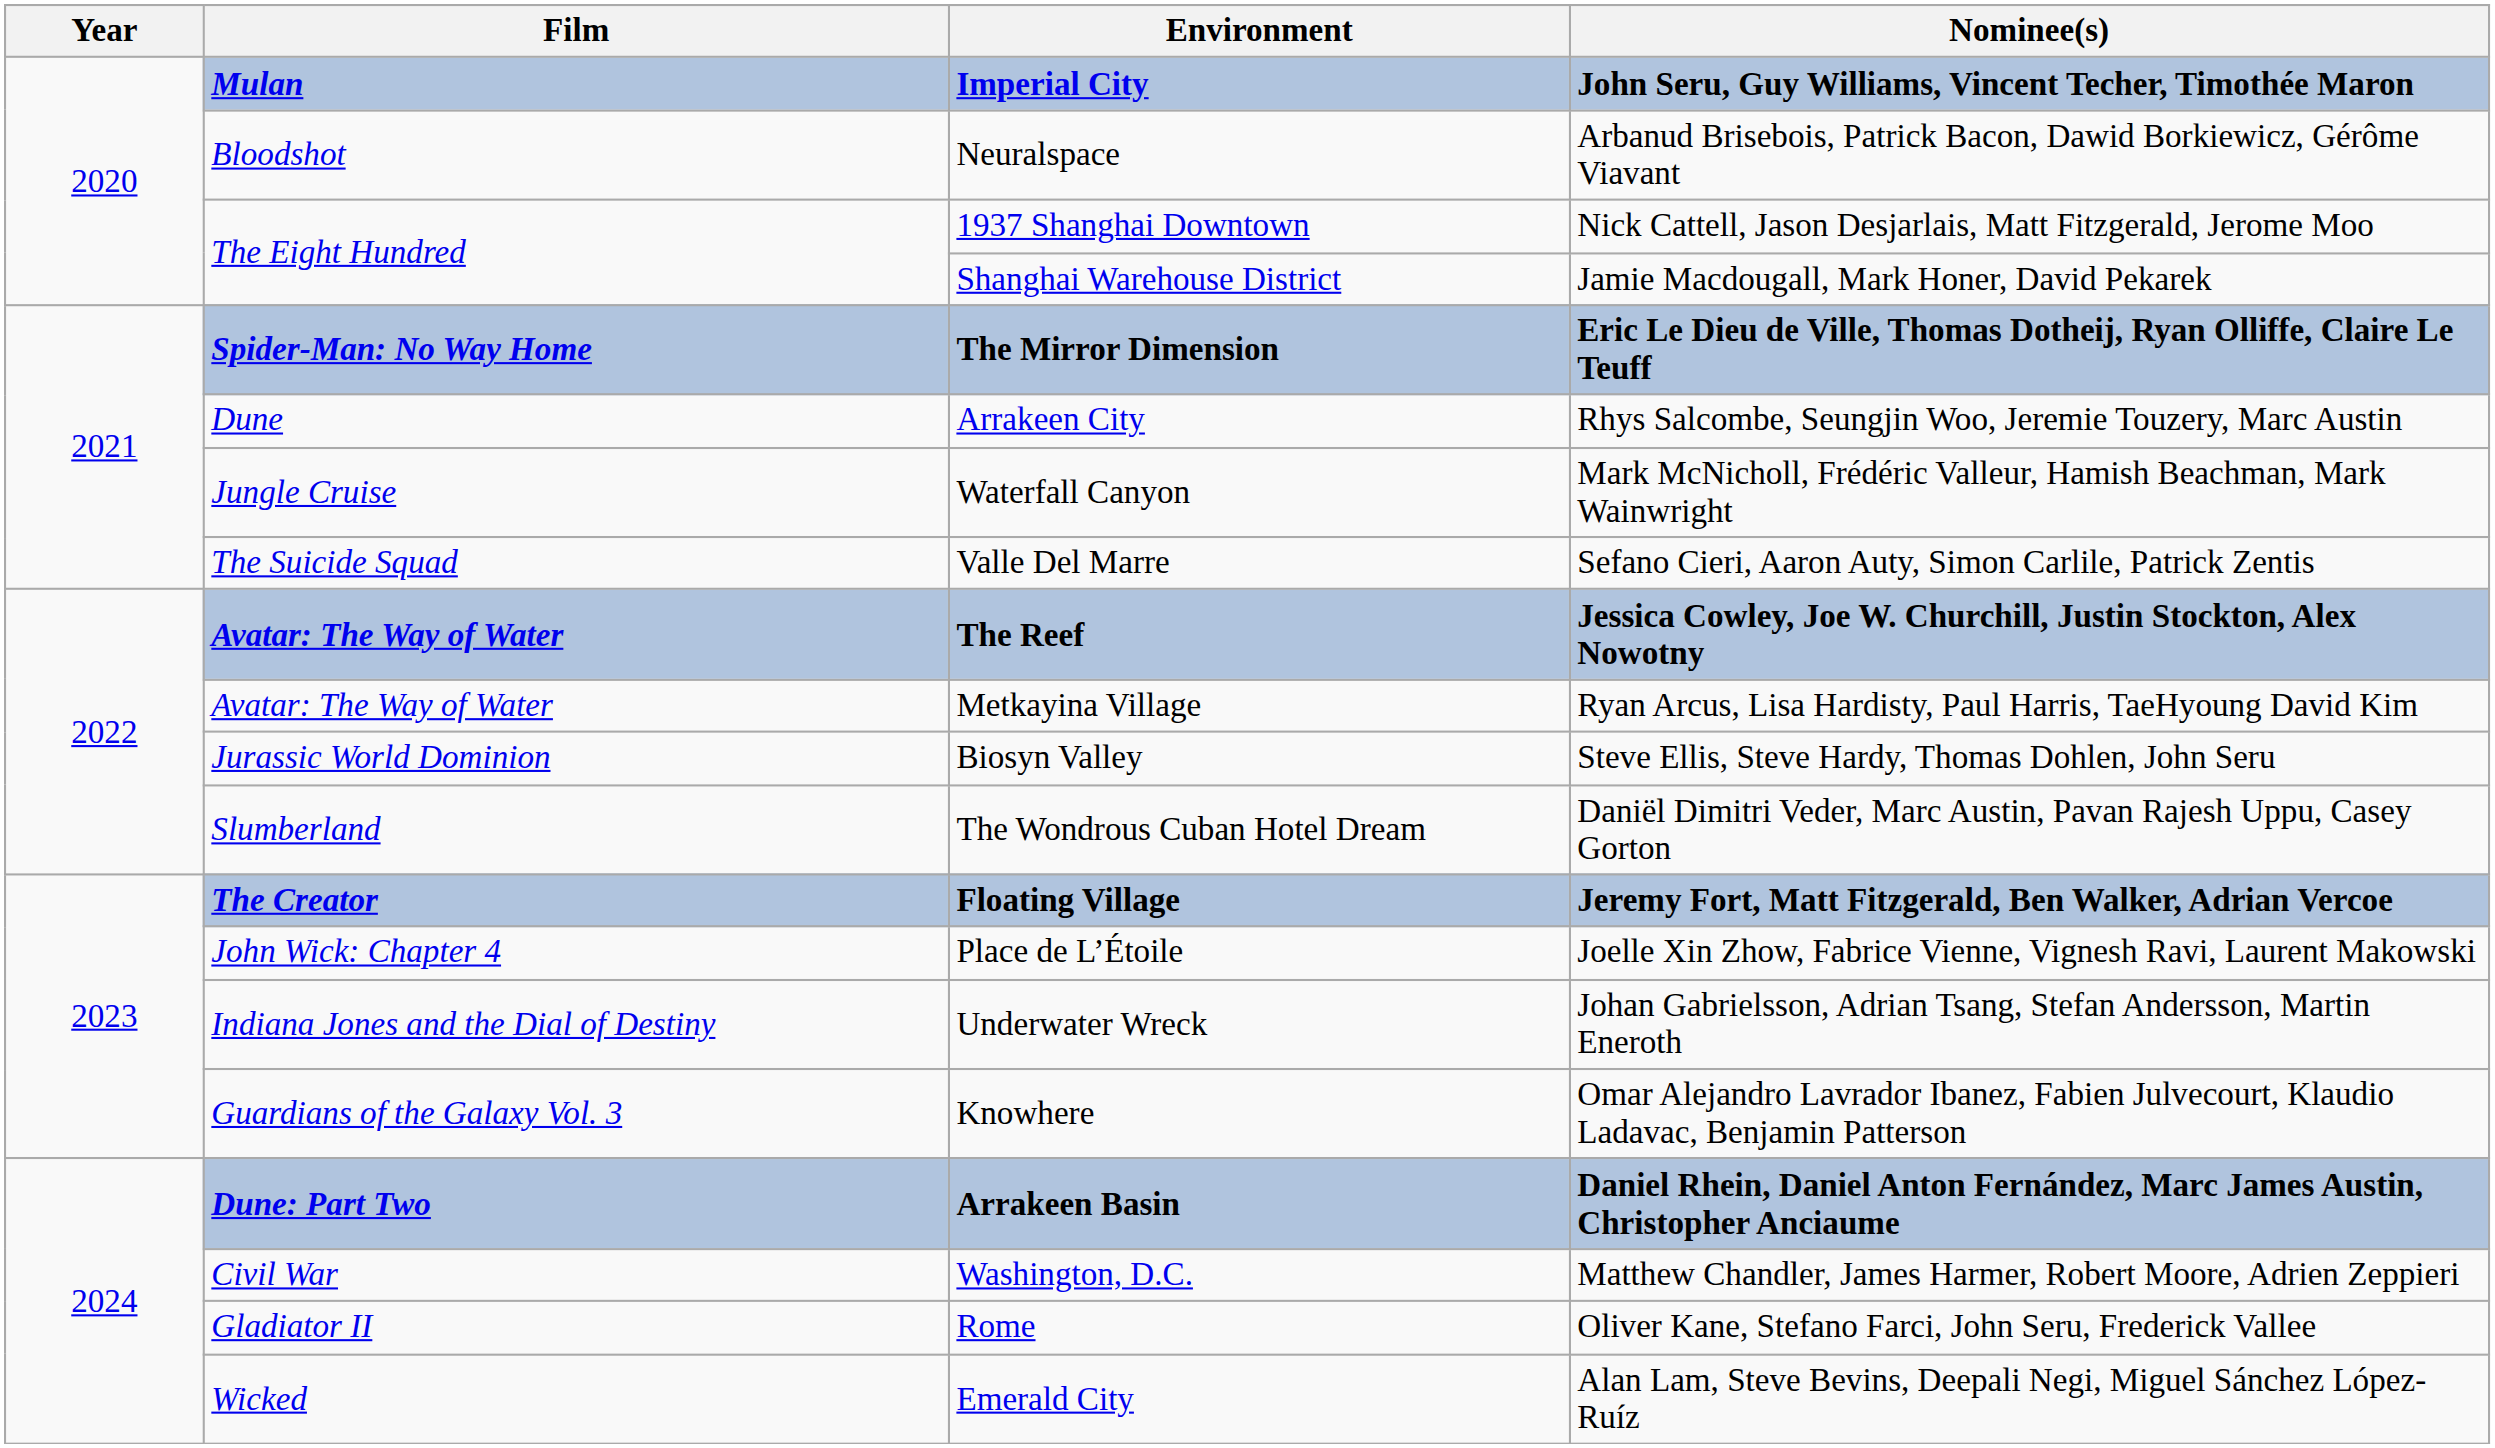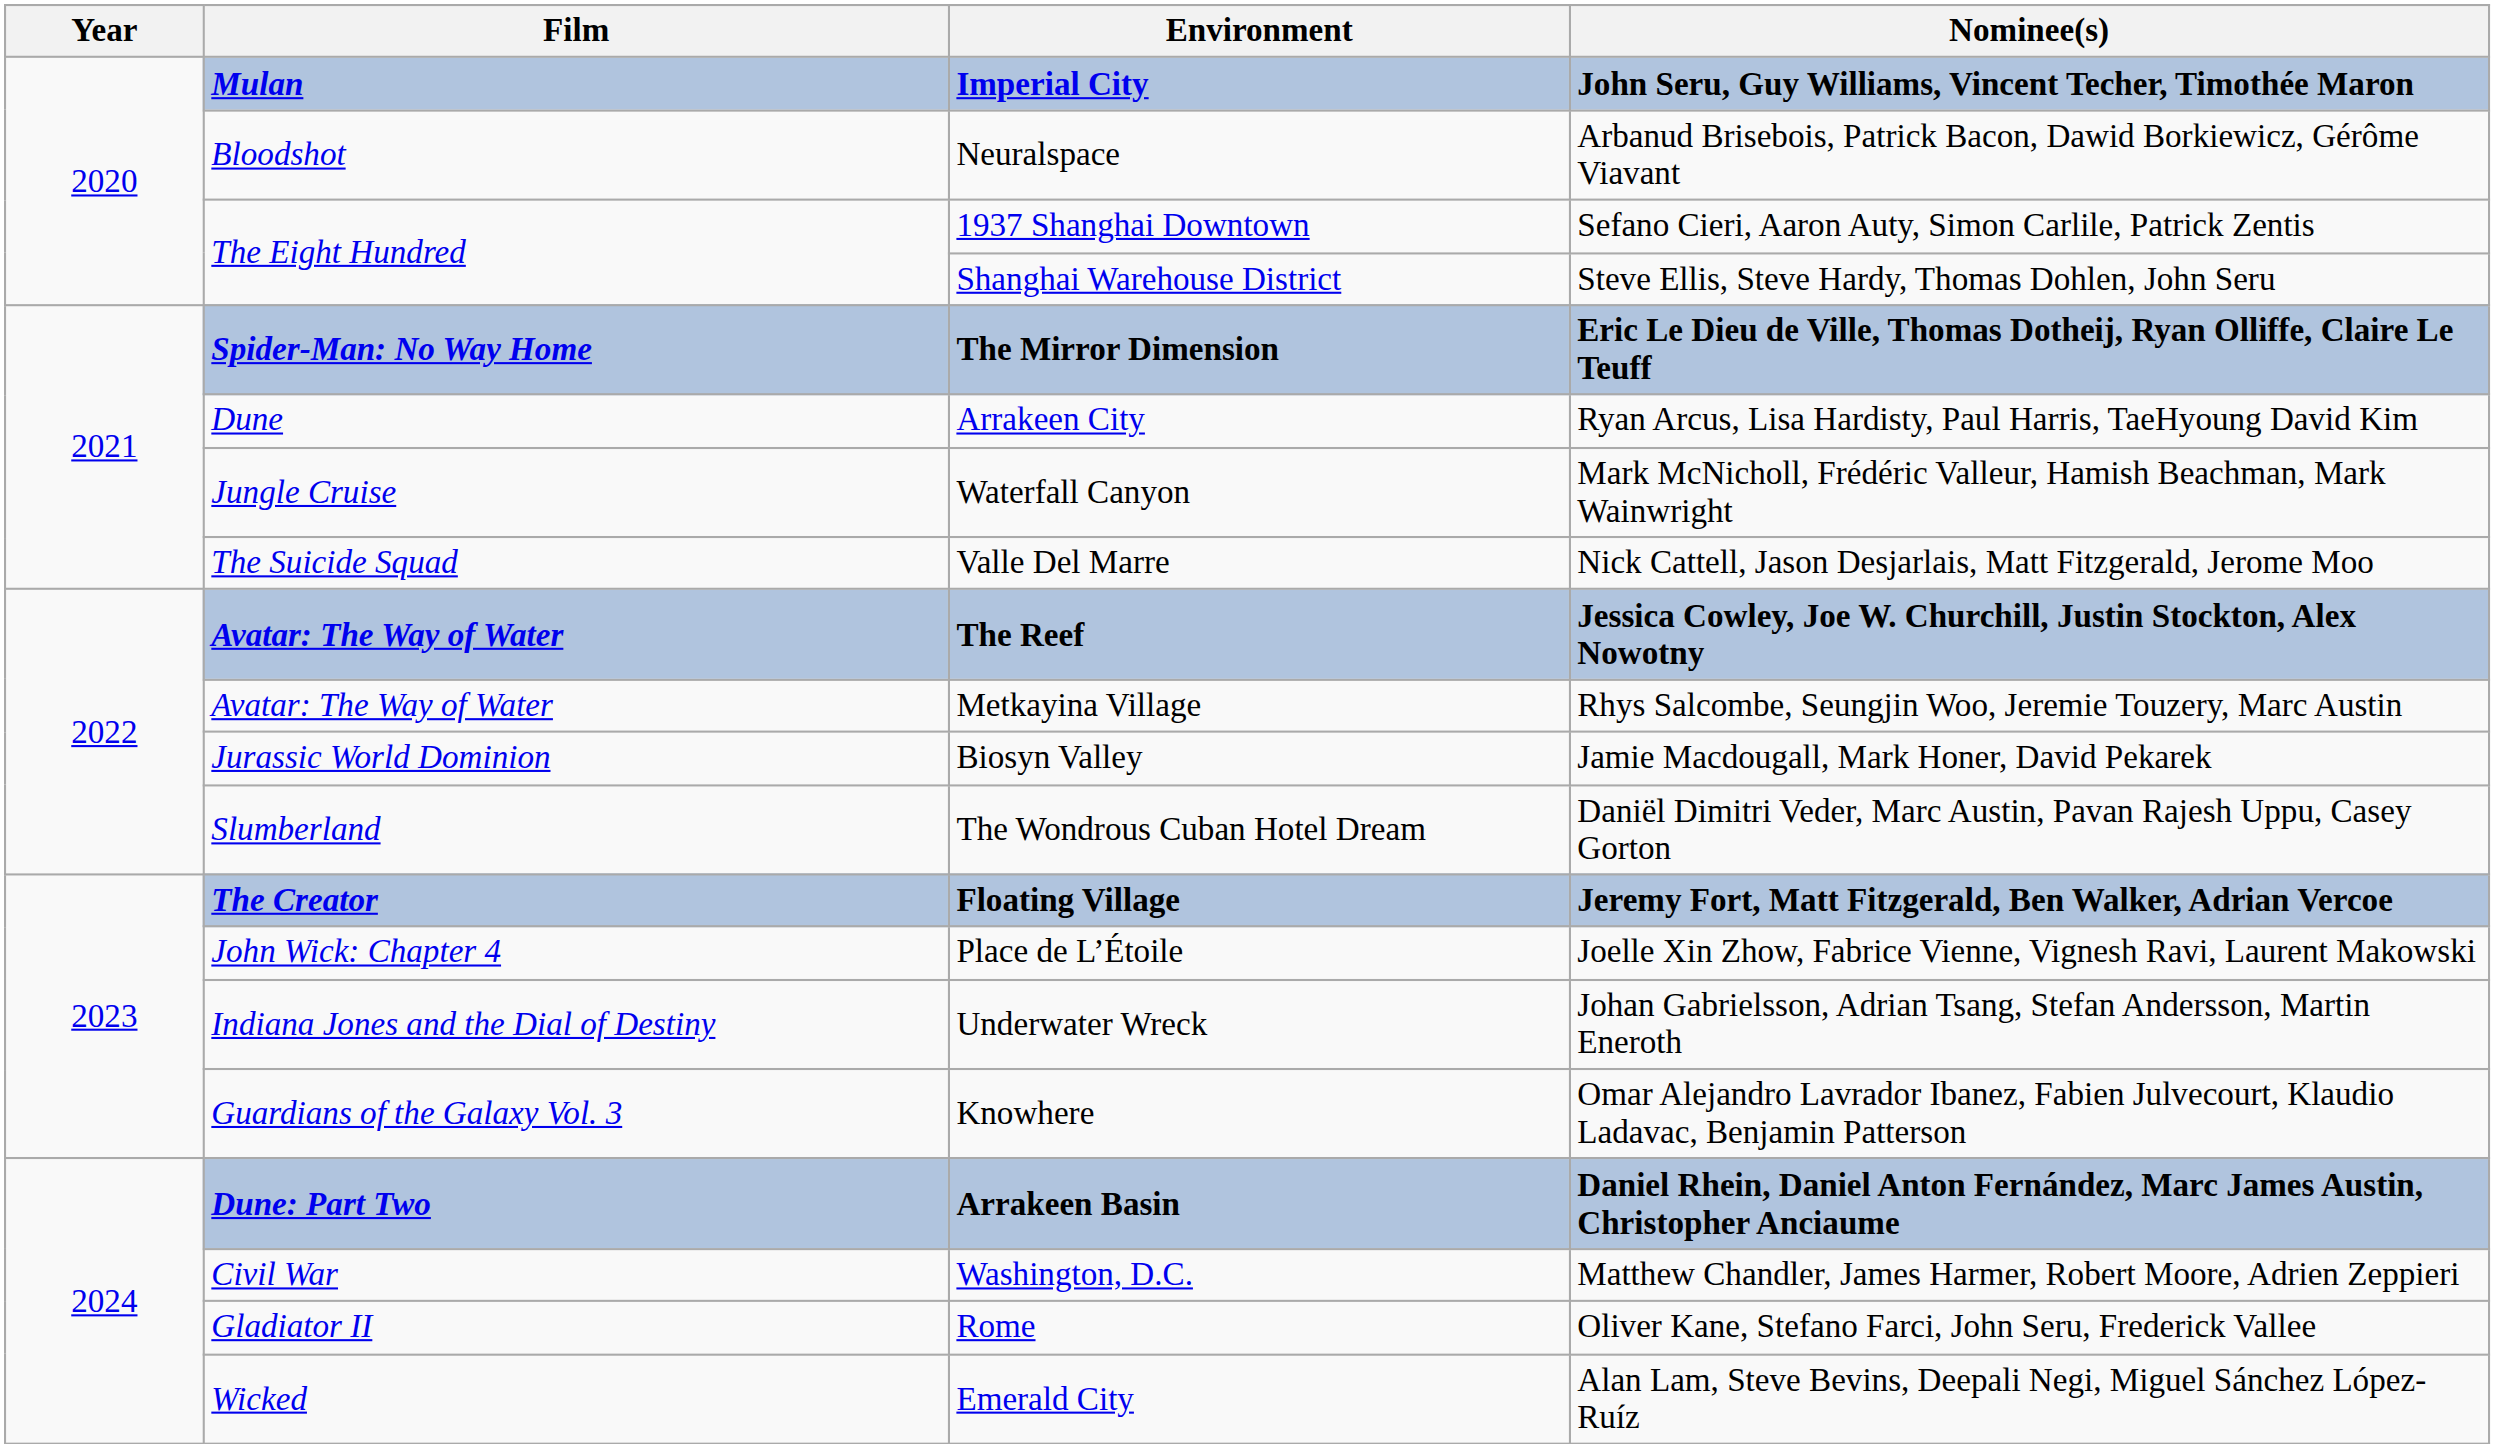(1976, 225) Nick Cattell, Jason Desjarlais, Matt Fitzgerald, Jerome Moo -> (1946, 225) Sefano Cieri, Aaron Auty, Simon Carlile, Patrick Zentis
(1894, 278) Jamie Macdougall, Mark Honer, David Pekarek -> (1926, 278) Steve Ellis, Steve Hardy, Thomas Dohlen, John Seru
(1990, 420) Rhys Salcombe, Seungjin Woo, Jeremie Touzery, Marc Austin -> (1998, 420) Ryan Arcus, Lisa Hardisty, Paul Harris, TaeHyoung David Kim
(1946, 562) Sefano Cieri, Aaron Auty, Simon Carlile, Patrick Zentis -> (1976, 562) Nick Cattell, Jason Desjarlais, Matt Fitzgerald, Jerome Moo
(1998, 705) Ryan Arcus, Lisa Hardisty, Paul Harris, TaeHyoung David Kim -> (1990, 705) Rhys Salcombe, Seungjin Woo, Jeremie Touzery, Marc Austin
(1926, 757) Steve Ellis, Steve Hardy, Thomas Dohlen, John Seru -> (1894, 757) Jamie Macdougall, Mark Honer, David Pekarek
